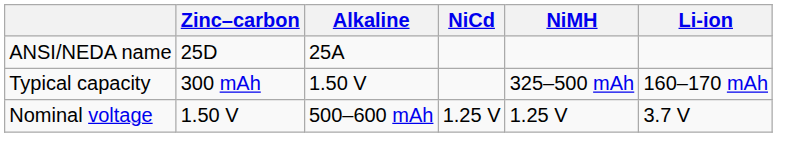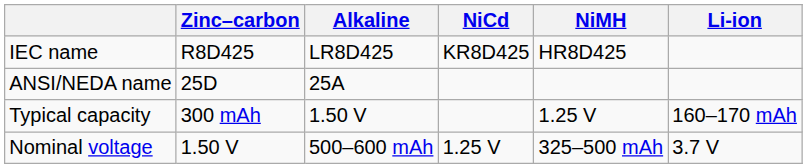+ row: (54, 52)
(572, 83) 325–500 mAh -> (568, 115) 1.25 V
(539, 115) 1.25 V -> (601, 147) 325–500 mAh
